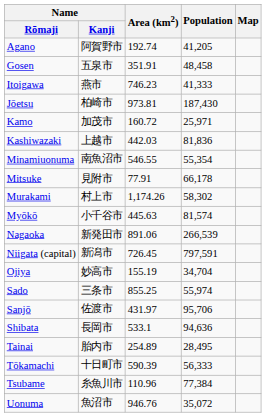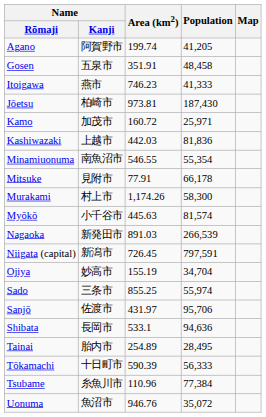(142, 47) 192.74 -> (142, 47) 199.74
(198, 197) 58,302 -> (198, 197) 58,300
(142, 234) 891.06 -> (142, 234) 891.03
